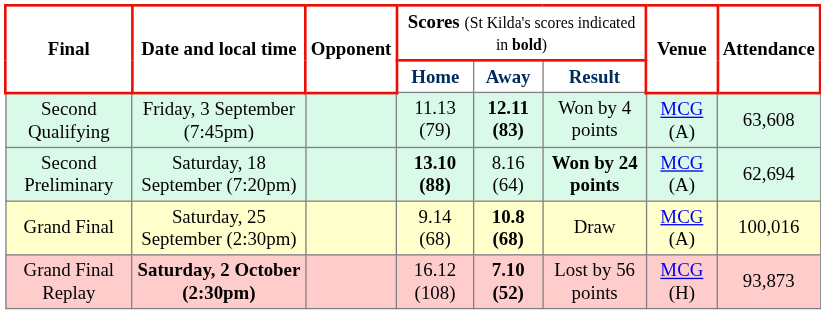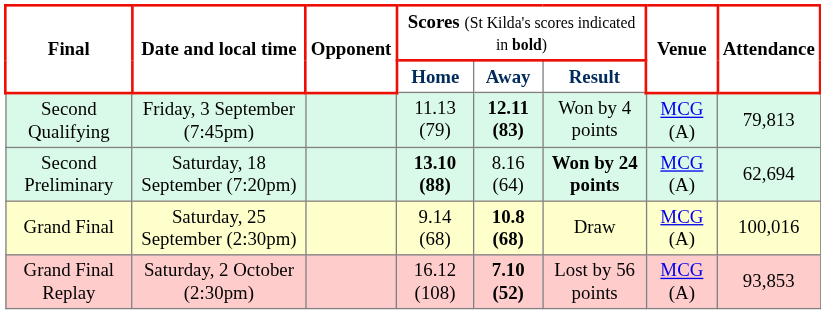(769, 119) 63,608 -> (769, 119) 79,813
(219, 280) bold -> (219, 280) normal
(682, 280) MCG (H) -> (682, 280) MCG (A)
(769, 280) 93,873 -> (769, 280) 93,853
